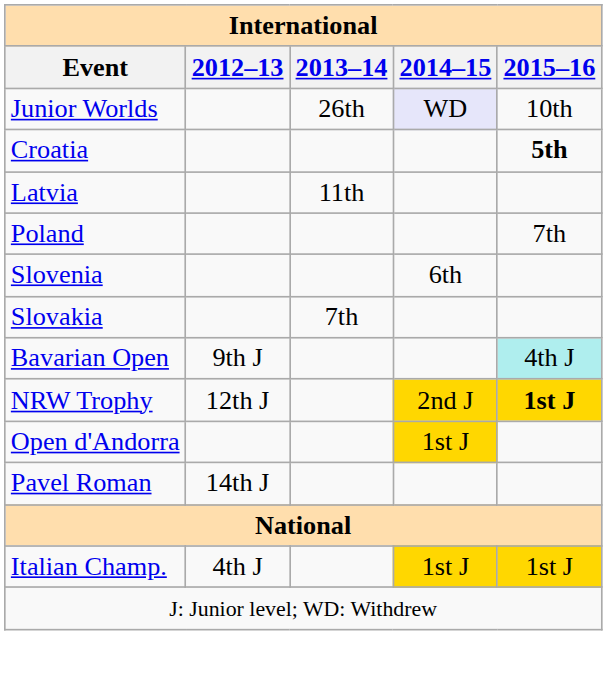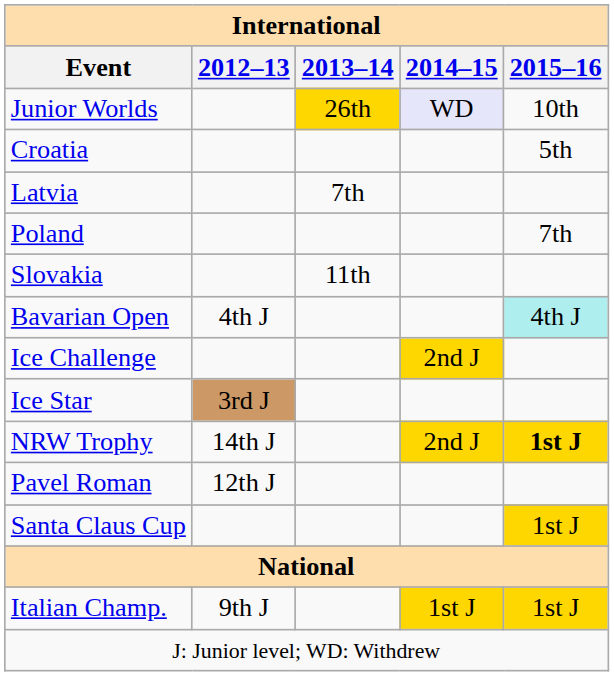(341, 108) no background -> (348, 108) gold background
(549, 150) bold -> (556, 150) normal
(341, 191) 11th -> (348, 191) 7th
- row: (57, 274)
(341, 316) 7th -> (348, 274) 11th
(238, 358) 9th J -> (244, 316) 4th J
+ row: (83, 358)
+ row: (51, 399)
(238, 399) 12th J -> (244, 441) 14th J
- row: (95, 441)
(238, 483) 14th J -> (244, 483) 12th J
+ row: (98, 524)
(238, 566) 4th J -> (244, 607) 9th J
